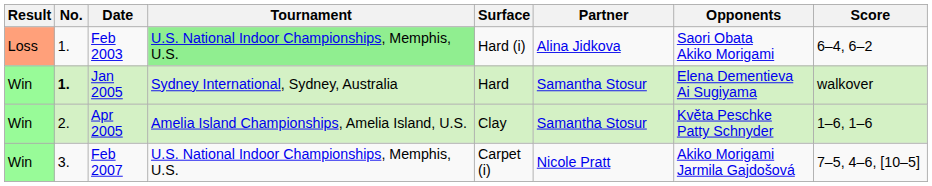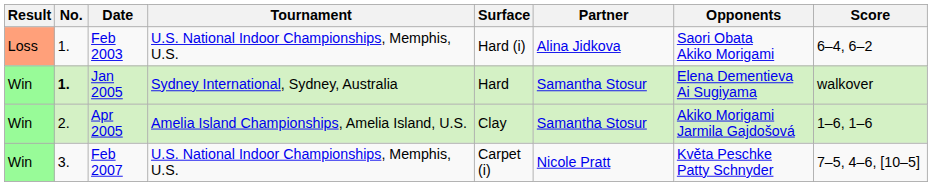(301, 46) lightgreen background -> (301, 46) no background
(725, 123) Květa Peschke Patty Schnyder -> (736, 123) Akiko Morigami Jarmila Gajdošová
(736, 162) Akiko Morigami Jarmila Gajdošová -> (725, 162) Květa Peschke Patty Schnyder
